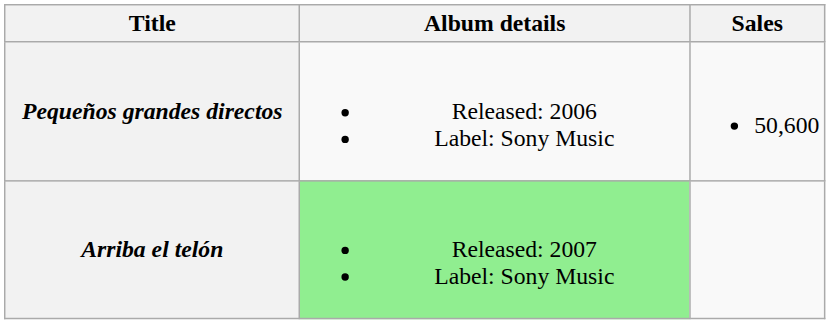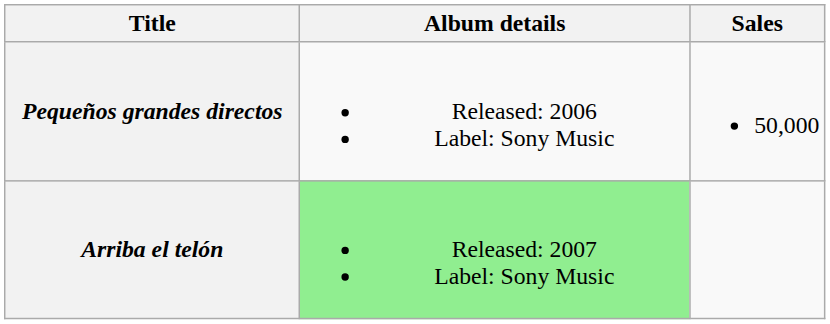(757, 125) 50,600 -> (757, 125) 50,000
